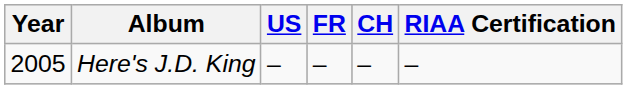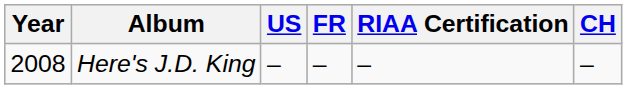columns swapped: (375, 24) <-> (510, 24)
(38, 63) 2005 -> (38, 63) 2008
